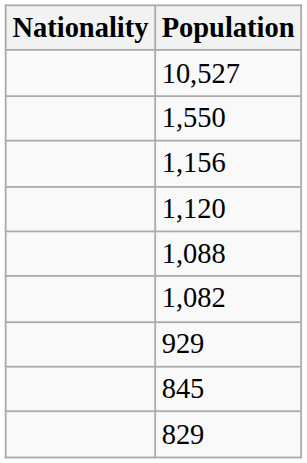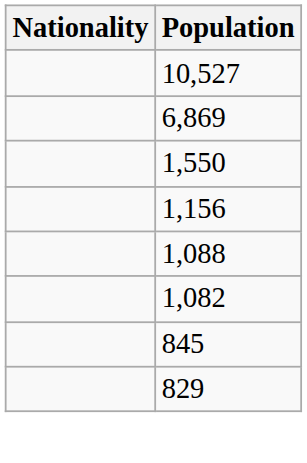+ row: (194, 117)
- row: (194, 208)
- row: (183, 343)
